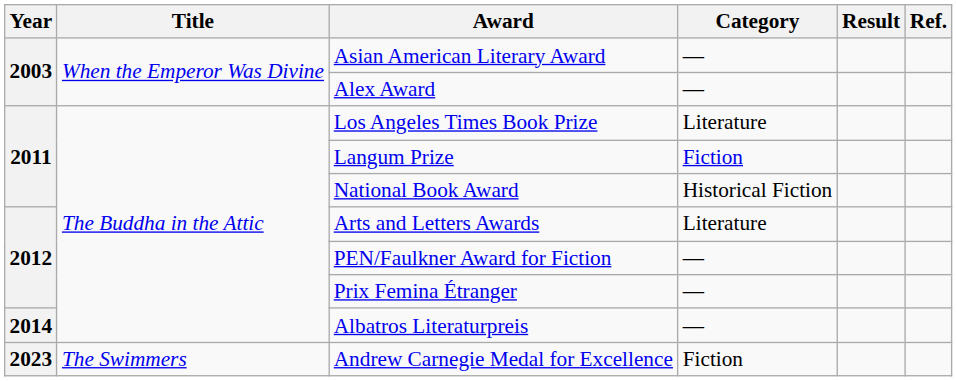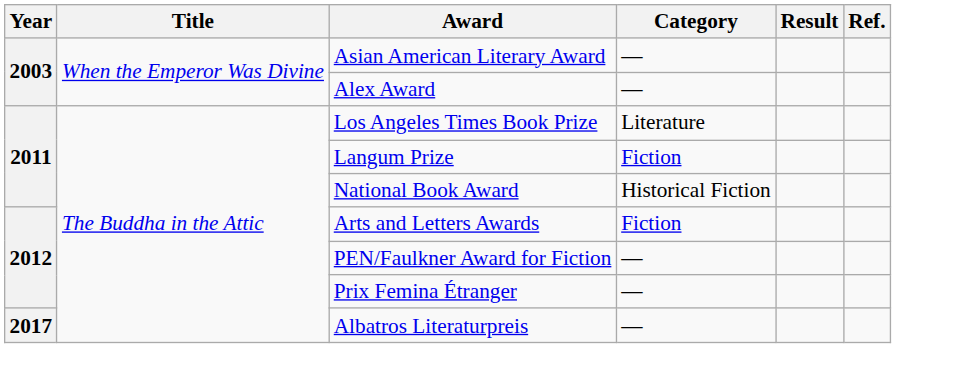(725, 223) Literature -> (651, 223) Fiction
(31, 325) 2014 -> (31, 325) 2017
- row: (503, 358)
